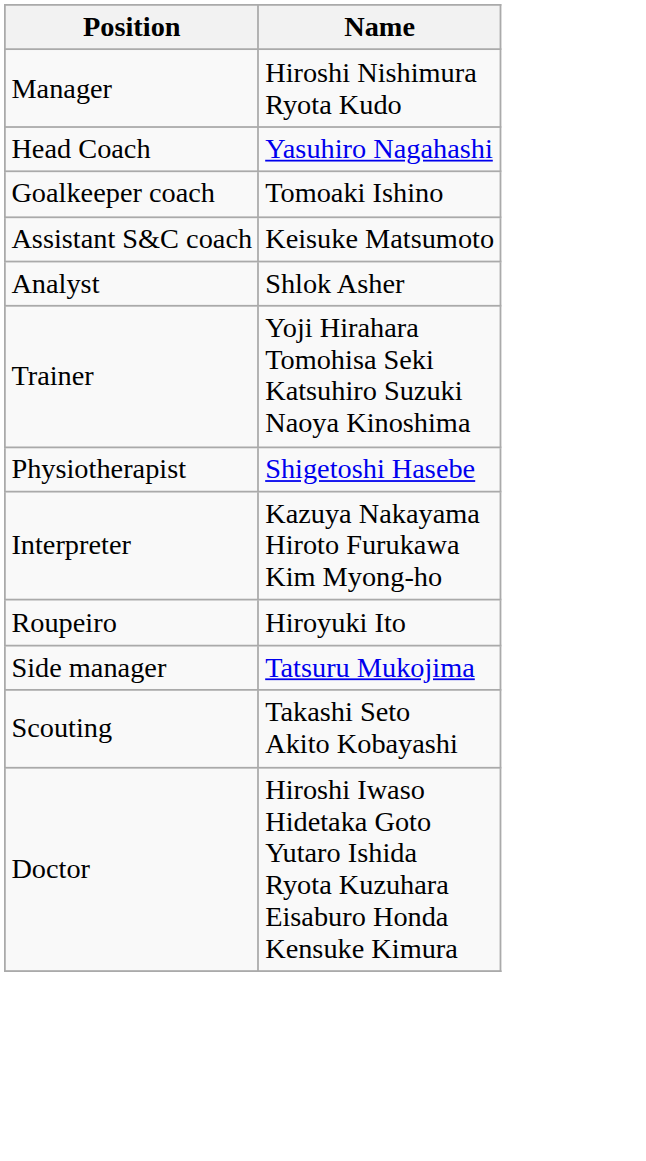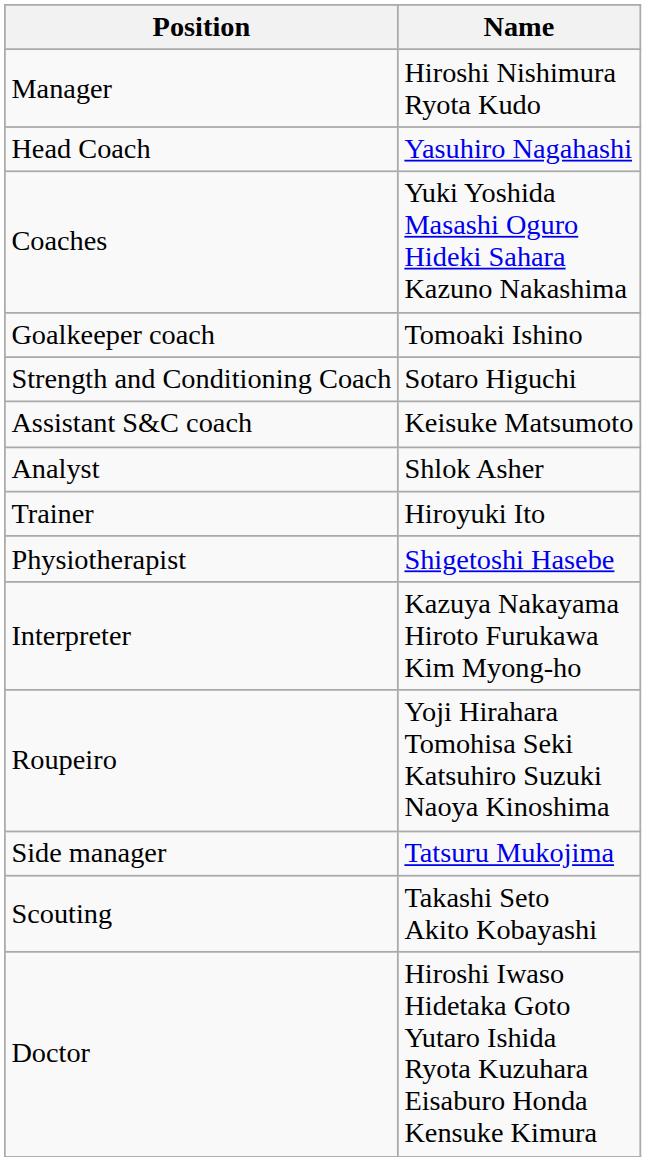+ row: (59, 241)
+ row: (201, 378)
(368, 376) Yoji Hirahara Tomohisa Seki Katsuhiro Suzuki Naoya Kinoshima -> (475, 513) Hiroyuki Ito
(336, 622) Hiroyuki Ito -> (507, 759) Yoji Hirahara Tomohisa Seki Katsuhiro Suzuki Naoya Kinoshima
